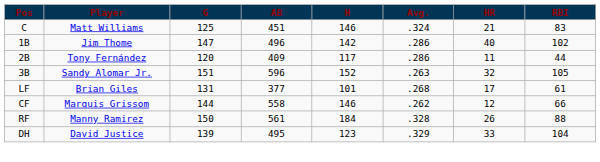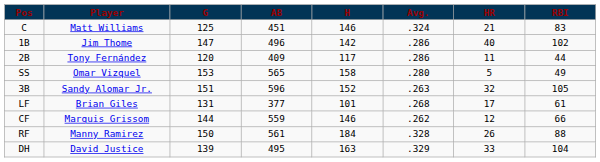+ row: (24, 73)
(276, 104) 558 -> (276, 119) 559
(347, 134) 123 -> (347, 149) 163
